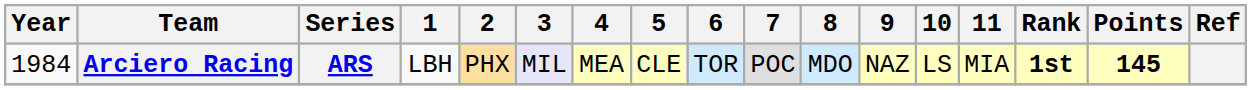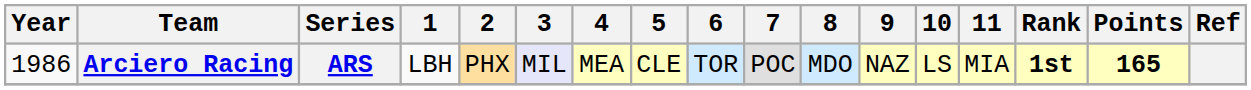(41, 64) 1984 -> (41, 64) 1986
(1139, 64) 145 -> (1139, 64) 165
